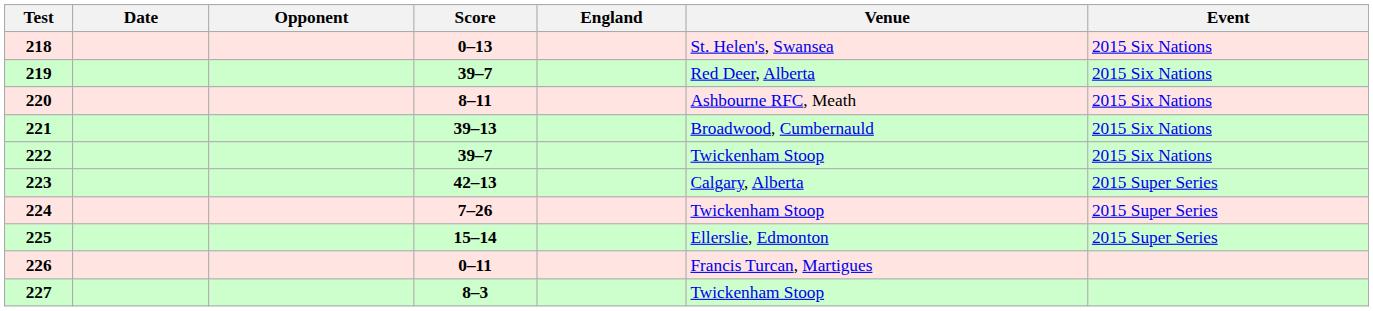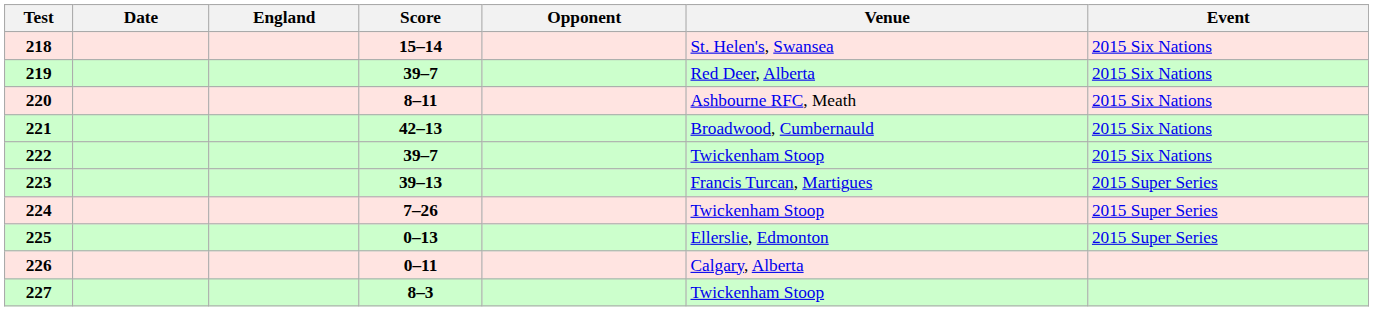columns swapped: (611, 18) <-> (311, 18)
(475, 45) 0–13 -> (421, 45) 15–14
(475, 127) 39–13 -> (421, 127) 42–13
(475, 182) 42–13 -> (421, 182) 39–13
(747, 182) Calgary, Alberta -> (781, 182) Francis Turcan, Martigues
(475, 237) 15–14 -> (421, 237) 0–13
(781, 264) Francis Turcan, Martigues -> (747, 264) Calgary, Alberta
